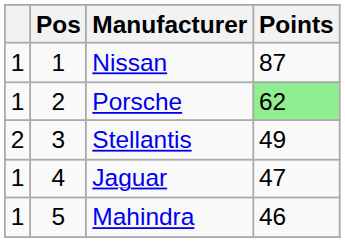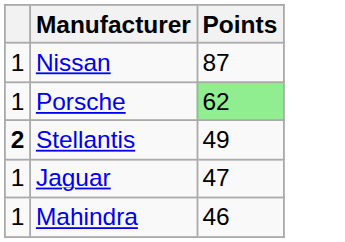- column: (58, 24)
(18, 140) normal -> (17, 140) bold
